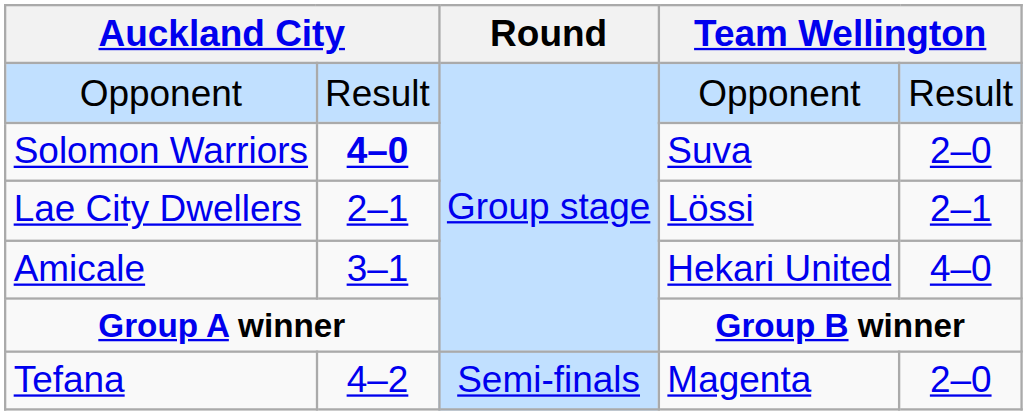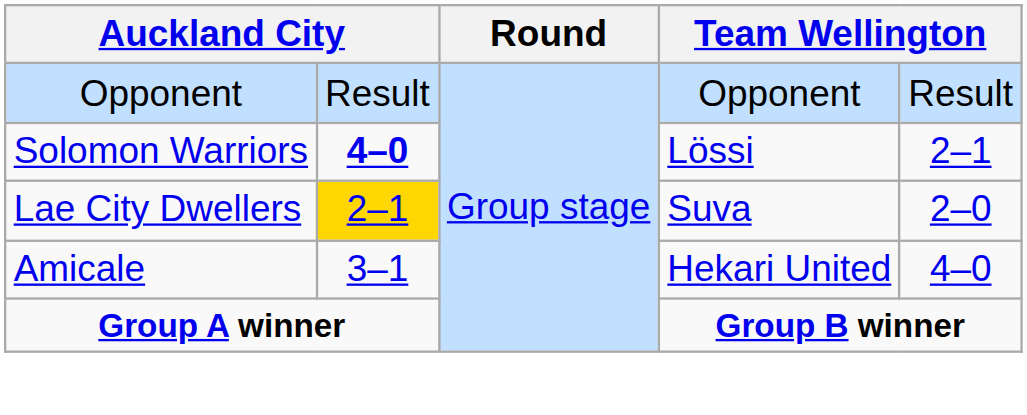(709, 151) Suva -> (711, 151) Lössi
(961, 151) 2–0 -> (961, 151) 2–1
(377, 209) no background -> (377, 209) gold background
(711, 209) Lössi -> (709, 209) Suva
(961, 209) 2–1 -> (961, 209) 2–0
- row: (69, 379)
